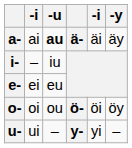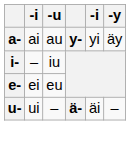(55, 39) bold -> (54, 39) normal
(77, 39) ä- -> (76, 39) y-
(96, 39) äi -> (95, 39) yi
- row: (15, 108)
(77, 131) y- -> (76, 108) ä-
(96, 131) yi -> (95, 108) äi
